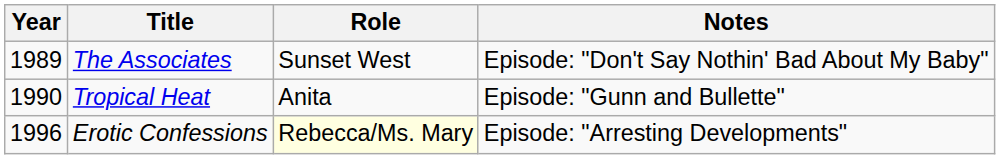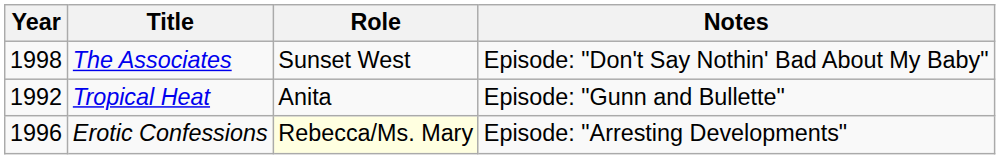(36, 60) 1989 -> (36, 60) 1998
(36, 97) 1990 -> (36, 97) 1992
